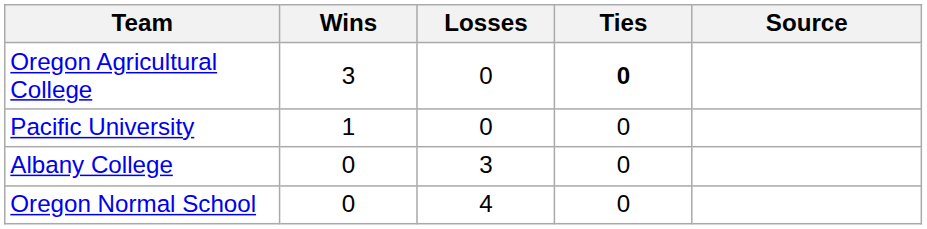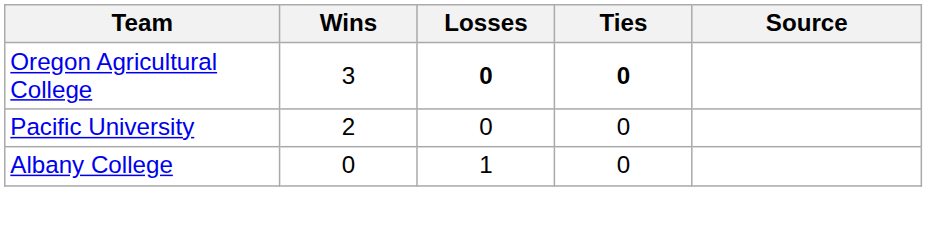(486, 75) normal -> (486, 75) bold
(348, 127) 1 -> (348, 127) 2
(486, 165) 3 -> (486, 165) 1
- row: (133, 204)
